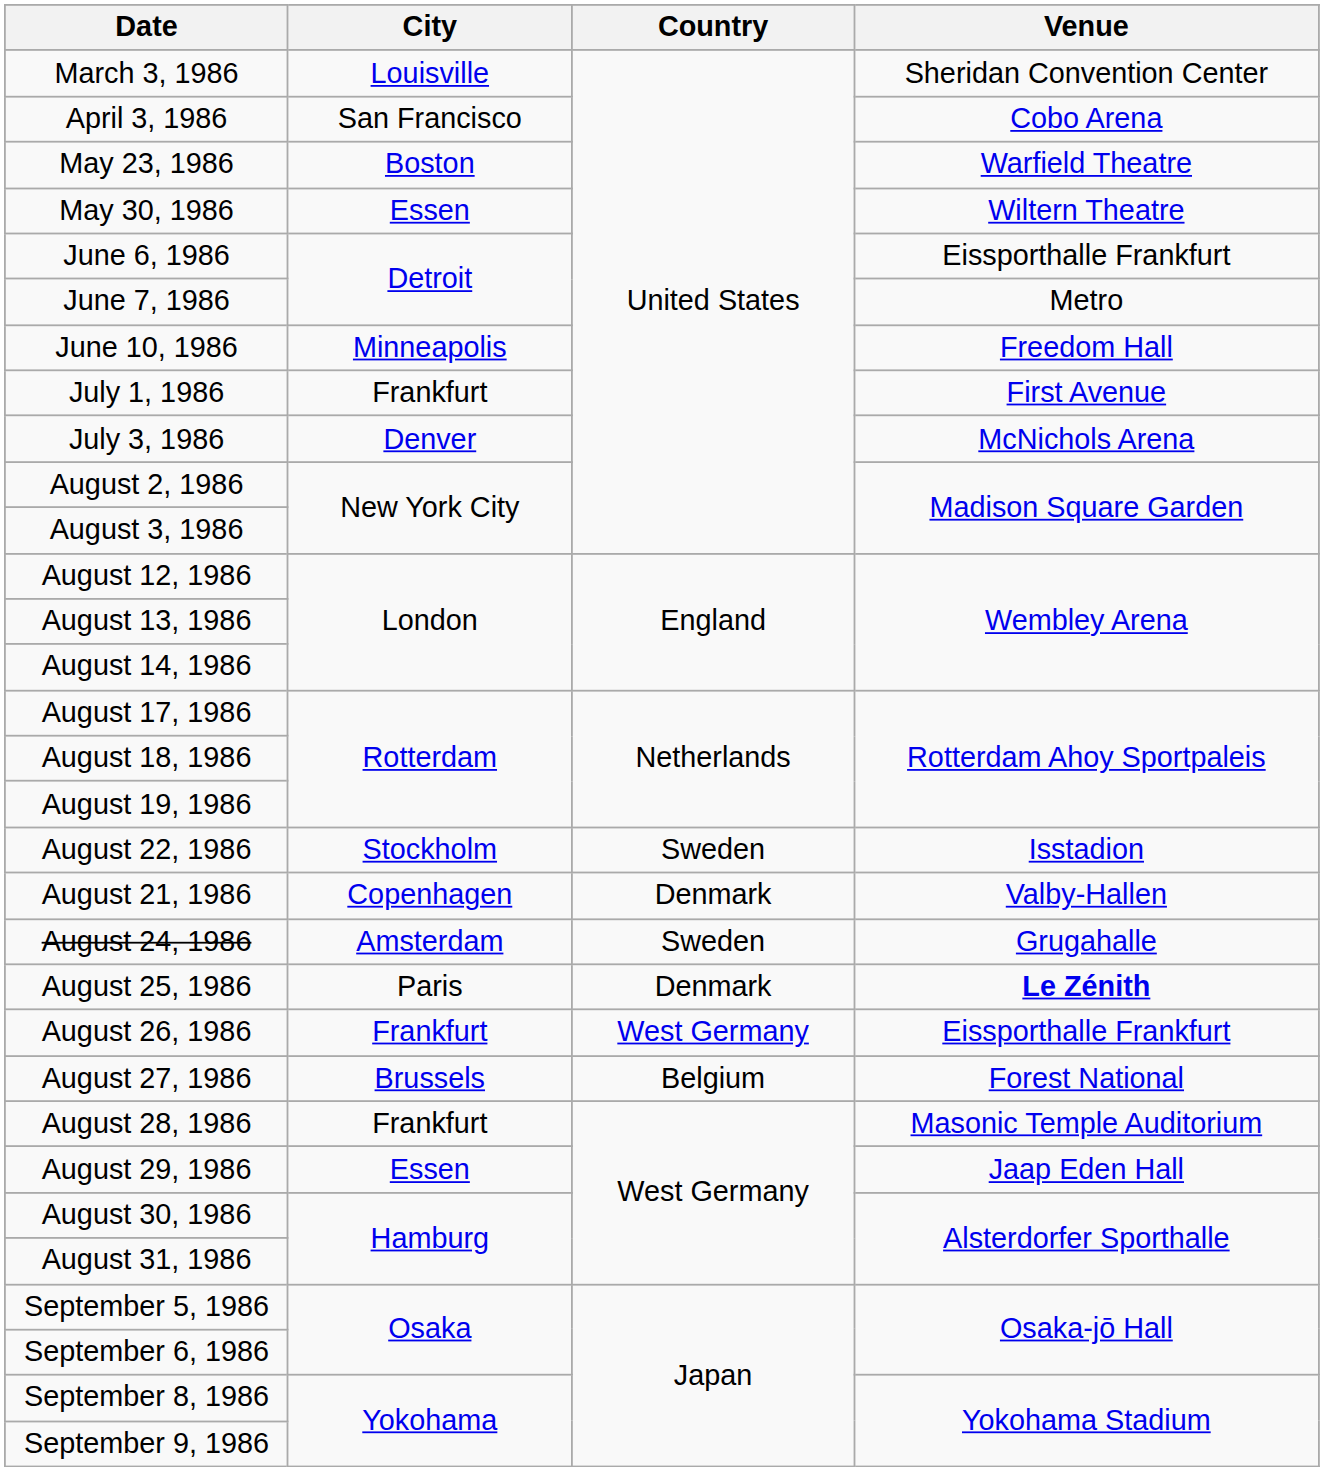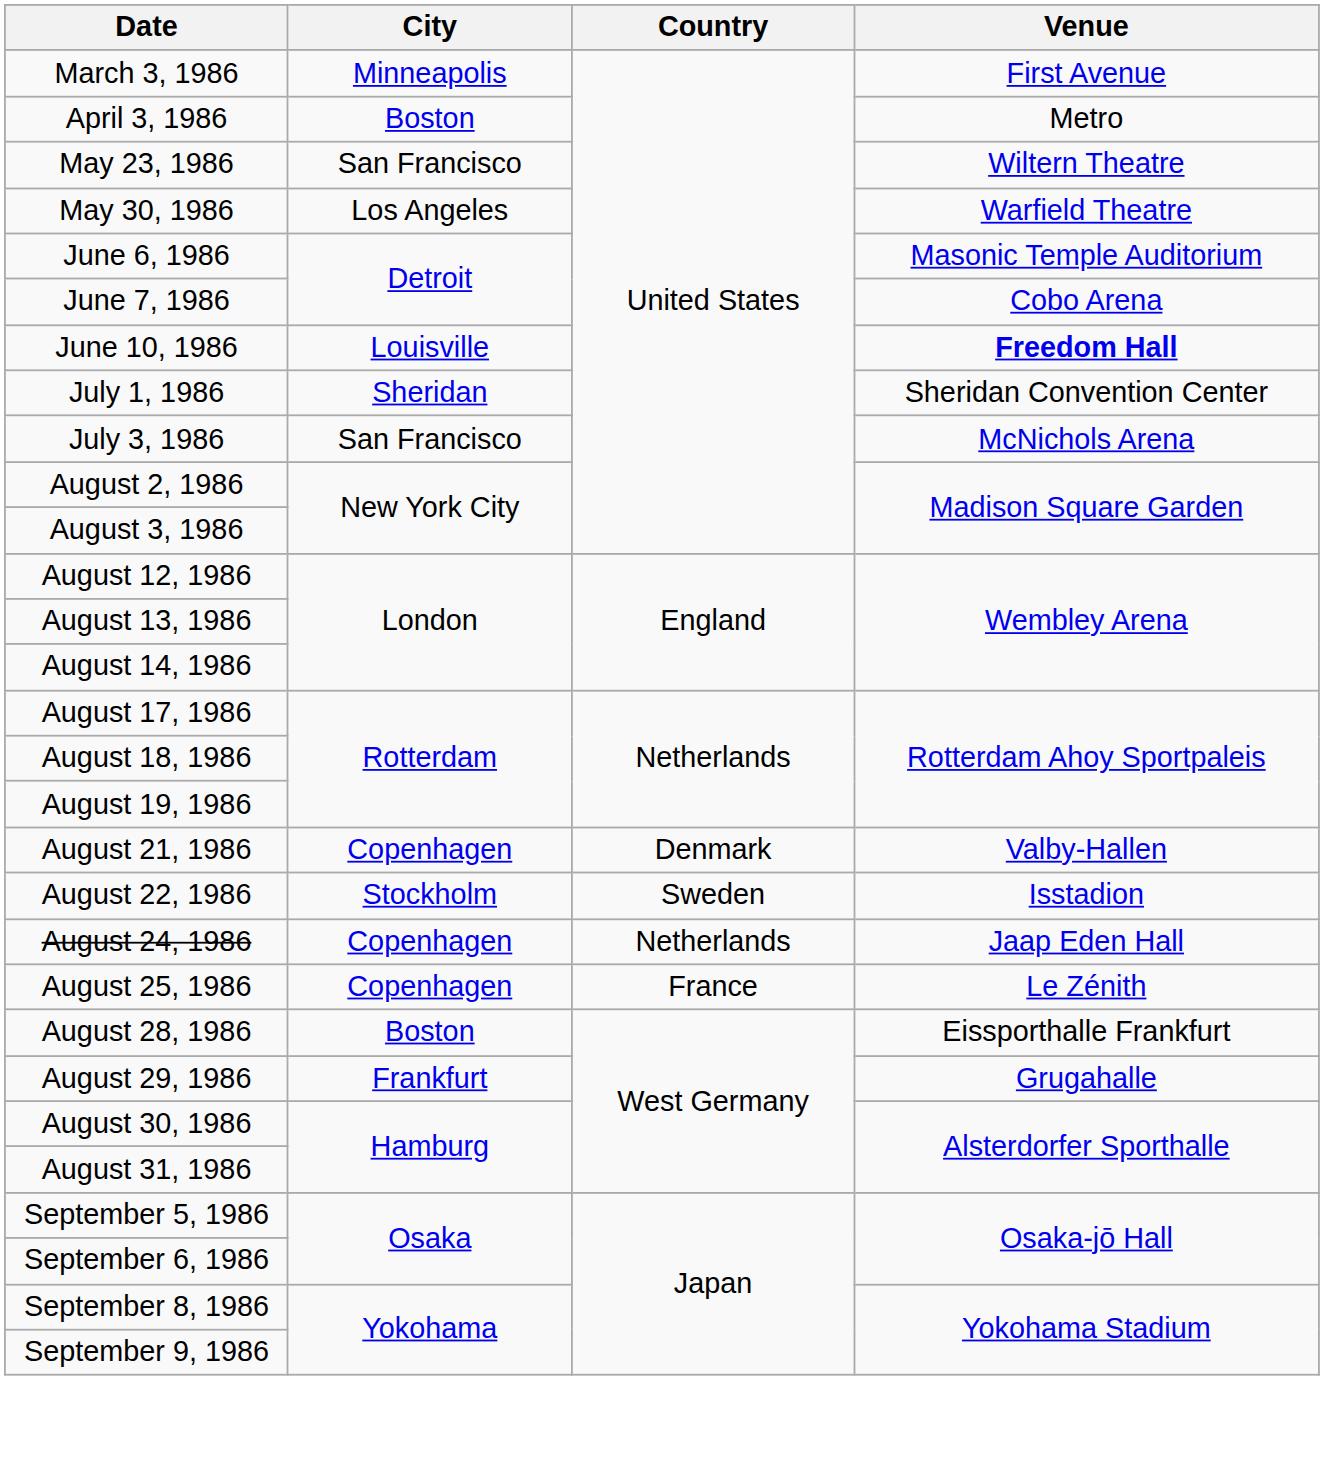(430, 73) Louisville -> (430, 73) Minneapolis
(1086, 73) Sheridan Convention Center -> (1086, 73) First Avenue
(430, 118) San Francisco -> (430, 118) Boston
(1086, 118) Cobo Arena -> (1086, 118) Metro
(430, 164) Boston -> (430, 164) San Francisco
(1086, 164) Warfield Theatre -> (1086, 164) Wiltern Theatre
(430, 210) Essen -> (430, 210) Los Angeles
(1086, 210) Wiltern Theatre -> (1086, 210) Warfield Theatre
(1086, 255) Eissporthalle Frankfurt -> (1086, 255) Masonic Temple Auditorium
(1086, 301) Metro -> (1086, 301) Cobo Arena
(430, 347) Minneapolis -> (430, 347) Louisville
(1086, 347) normal -> (1086, 347) bold
(430, 392) Frankfurt -> (430, 392) Sheridan
(1086, 392) First Avenue -> (1086, 392) Sheridan Convention Center
(430, 438) Denver -> (430, 438) San Francisco
rows swapped: (147, 895) <-> (147, 849)
(430, 940) Amsterdam -> (430, 940) Copenhagen
(713, 940) Sweden -> (713, 940) Netherlands
(1086, 940) Grugahalle -> (1086, 940) Jaap Eden Hall
(430, 986) Paris -> (430, 986) Copenhagen
(713, 986) Denmark -> (713, 986) France
(1086, 986) bold -> (1086, 986) normal
- row: (147, 1032)
- row: (147, 1077)
(430, 1123) Frankfurt -> (430, 1032) Boston
(1086, 1123) Masonic Temple Auditorium -> (1086, 1032) Eissporthalle Frankfurt
(430, 1169) Essen -> (430, 1077) Frankfurt
(1086, 1169) Jaap Eden Hall -> (1086, 1077) Grugahalle
